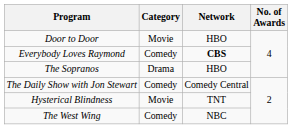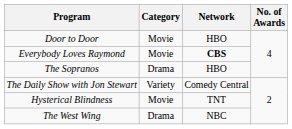(161, 54) Comedy -> (161, 54) Movie
(161, 85) Comedy -> (161, 85) Variety
(161, 116) Comedy -> (161, 116) Drama
